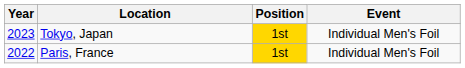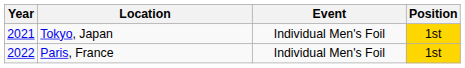columns swapped: (384, 14) <-> (280, 14)
(21, 33) 2023 -> (21, 33) 2021
